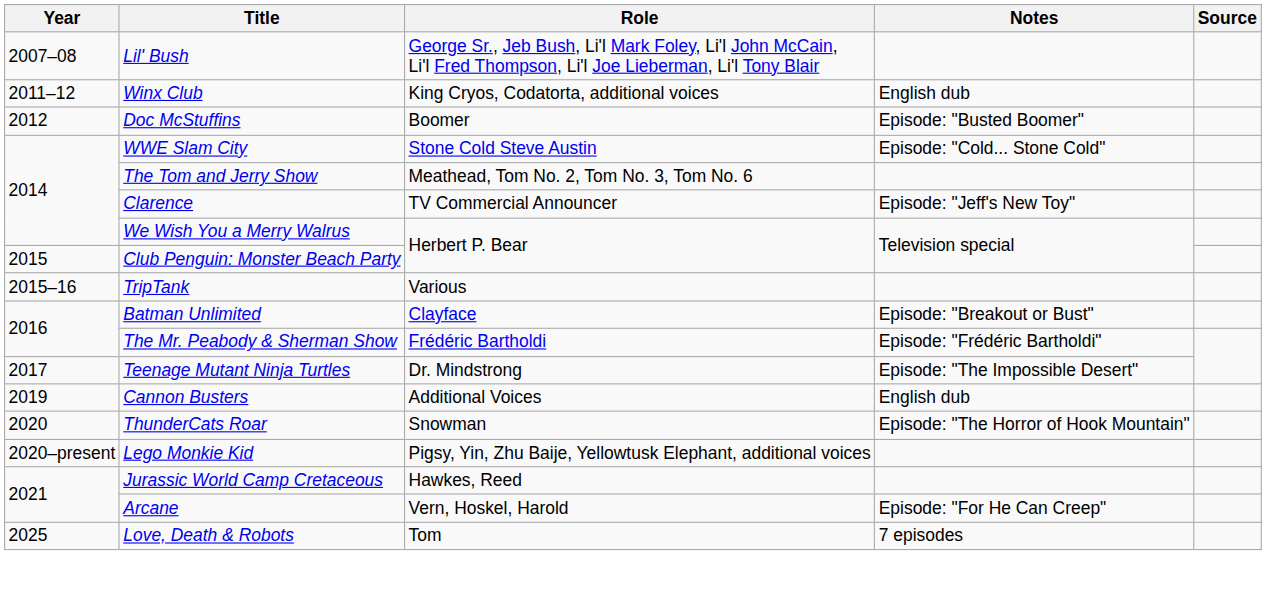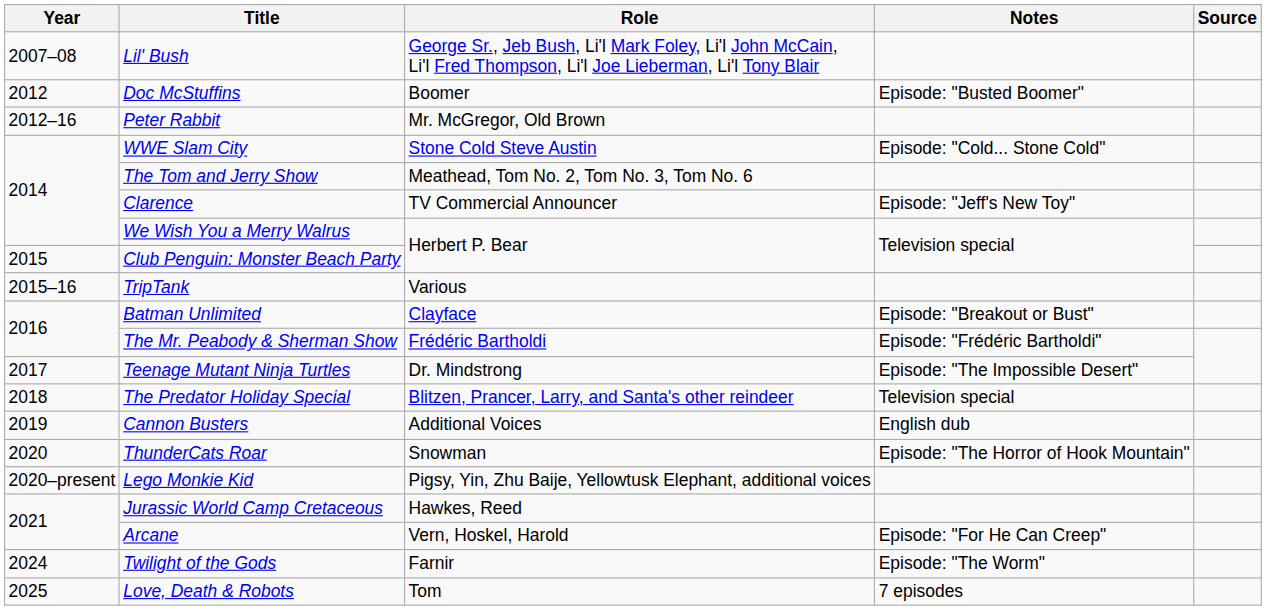- row: (163, 93)
+ row: (172, 120)
+ row: (237, 397)
+ row: (200, 563)
